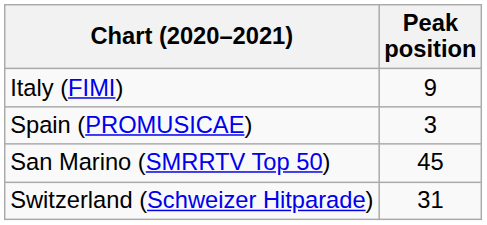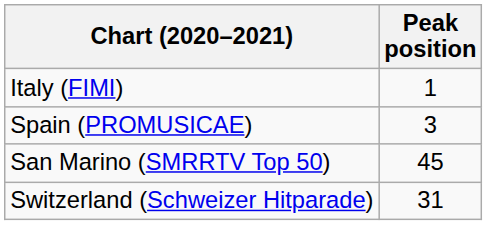(430, 87) 9 -> (430, 87) 1
